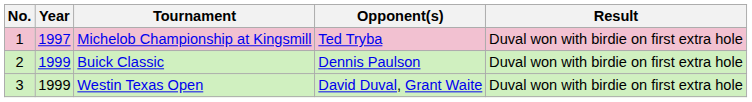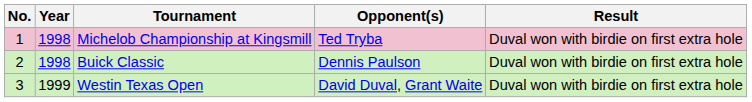(54, 39) 1997 -> (54, 39) 1998
(54, 62) 1999 -> (54, 62) 1998
